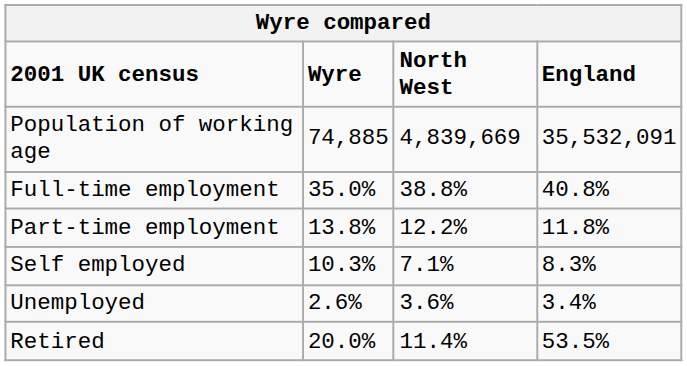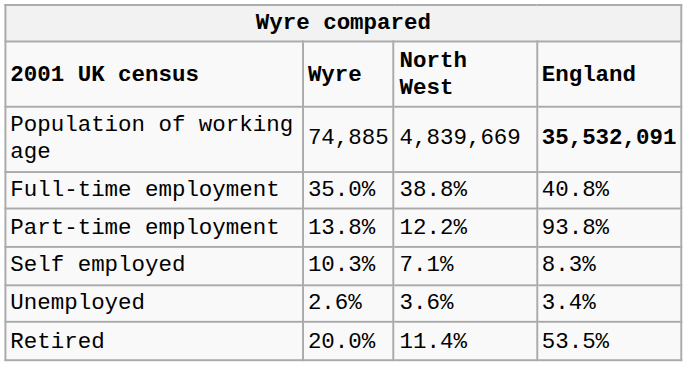(609, 139) normal -> (609, 139) bold
(575, 228) 11.8% -> (575, 228) 93.8%
